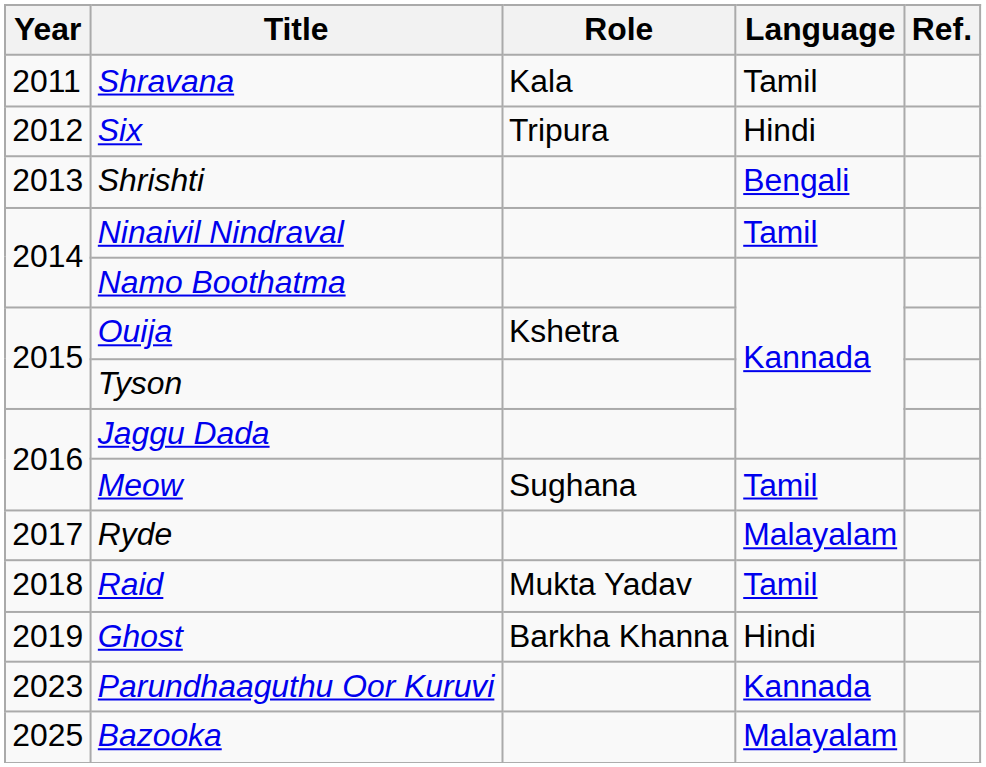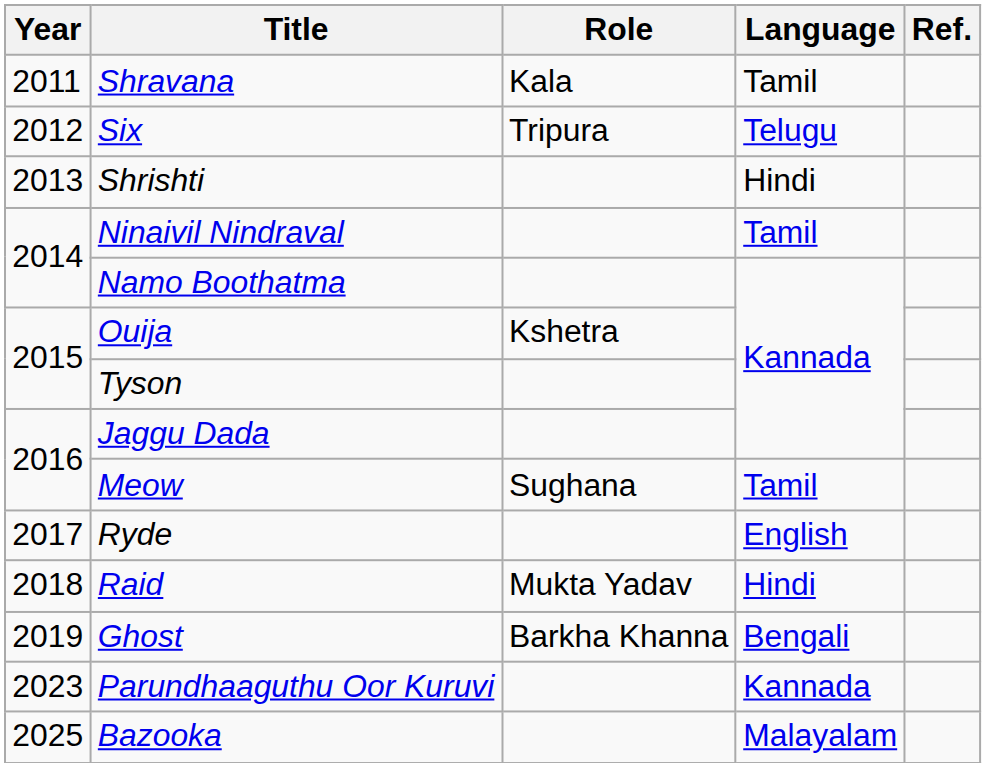(780, 130) Hindi -> (790, 130) Telugu
(796, 181) Bengali -> (780, 181) Hindi
(820, 534) Malayalam -> (795, 534) English
(780, 585) Tamil -> (780, 585) Hindi
(780, 635) Hindi -> (796, 635) Bengali
